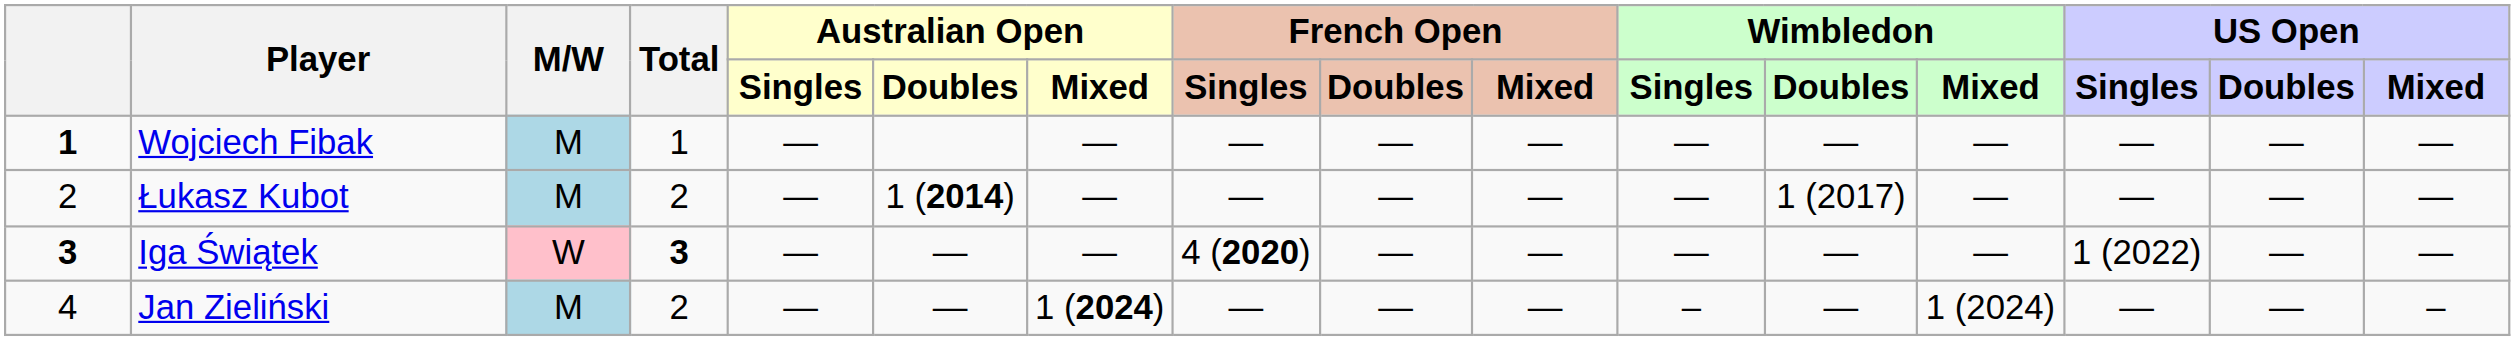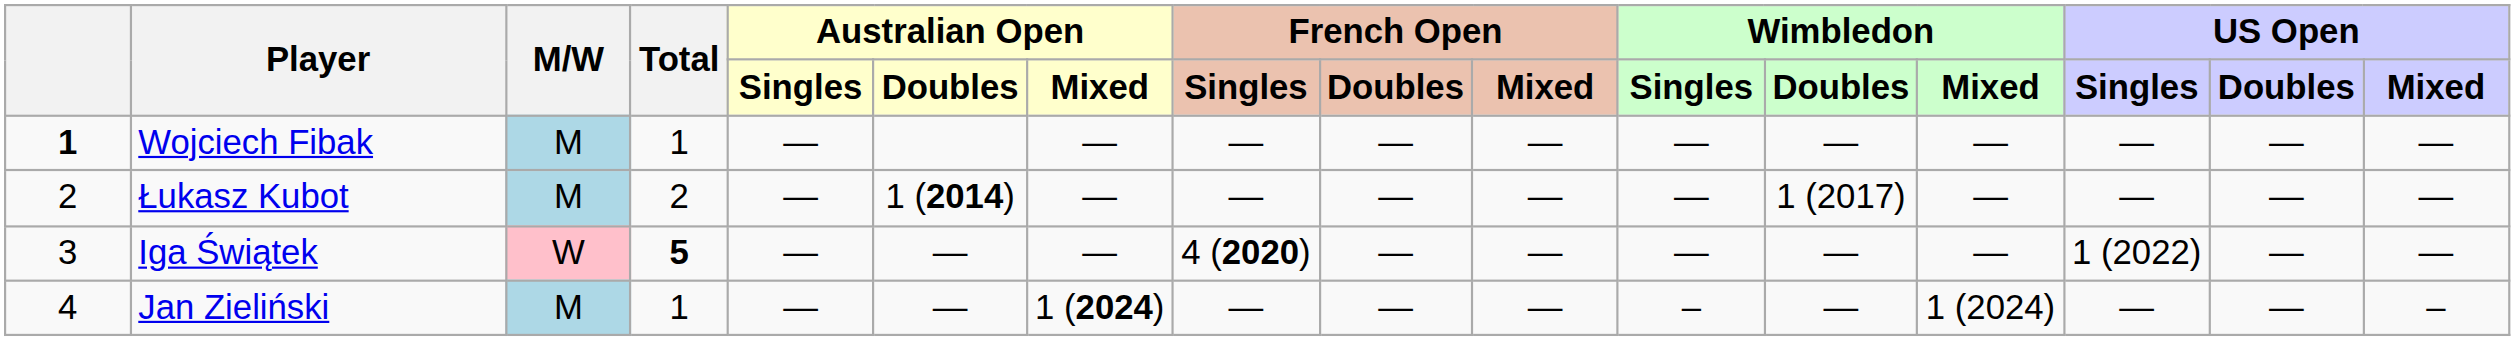(68, 252) bold -> (68, 252) normal
(679, 252) 3 -> (679, 252) 5
(679, 307) 2 -> (679, 307) 1
